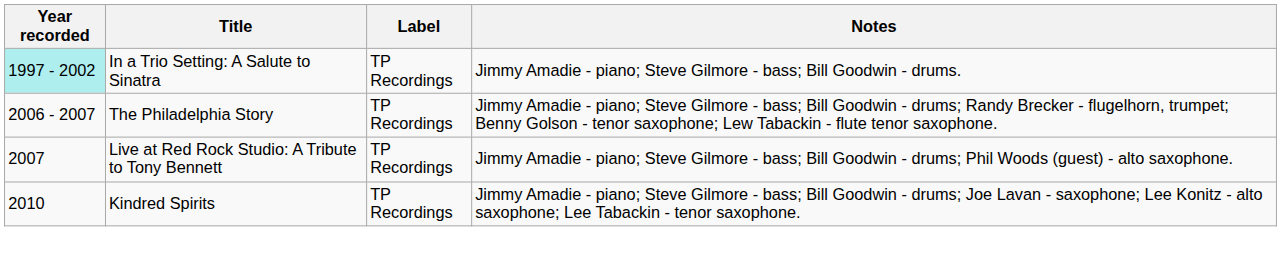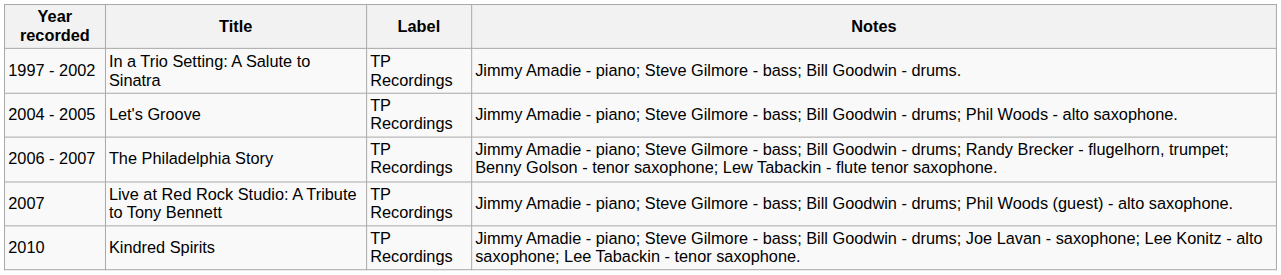(52, 70) paleturquoise background -> (52, 70) no background
+ row: (155, 115)
